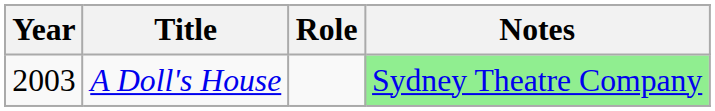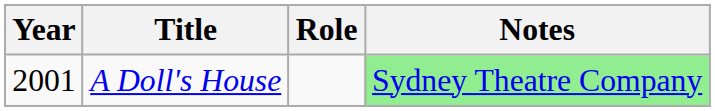(44, 79) 2003 -> (44, 79) 2001
